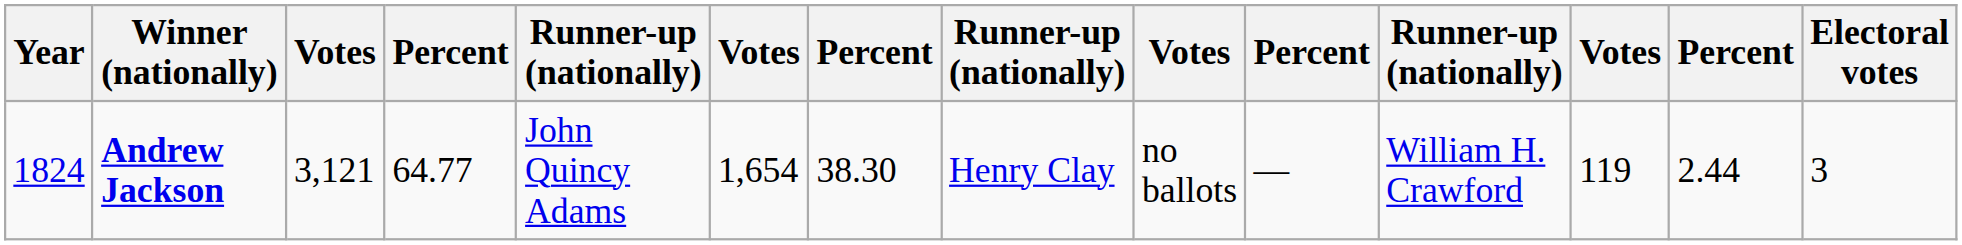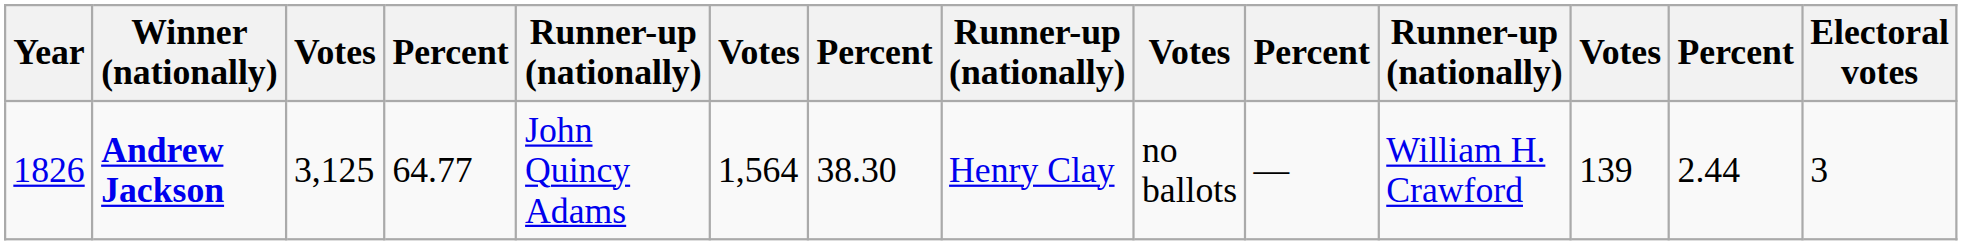(49, 169) 1824 -> (49, 169) 1826
(334, 169) 3,121 -> (334, 169) 3,125
(758, 169) 1,654 -> (758, 169) 1,564
(1605, 169) 119 -> (1606, 169) 139
